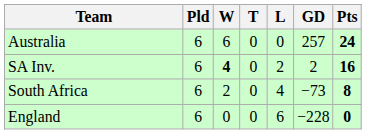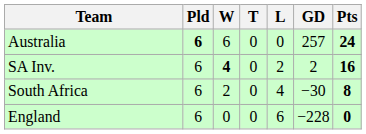(198, 41) normal -> (198, 41) bold
(313, 91) −73 -> (313, 91) −30
